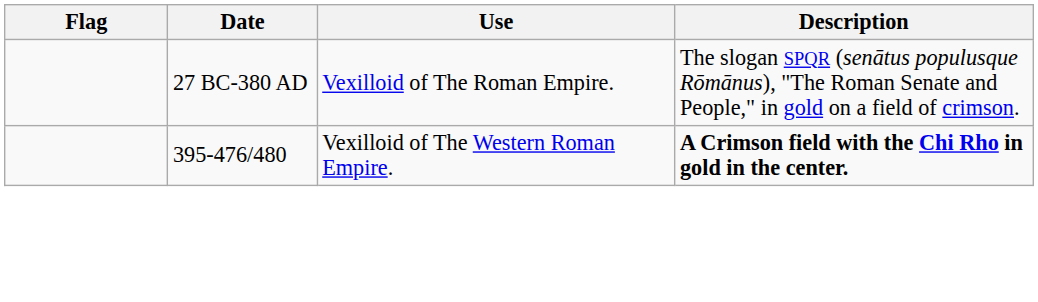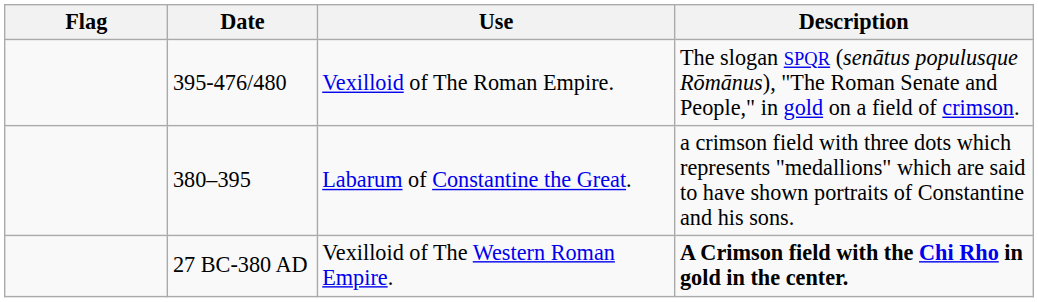(240, 82) 27 BC-380 AD -> (230, 82) 395-476/480
+ row: (477, 180)
(230, 155) 395-476/480 -> (240, 265) 27 BC-380 AD
